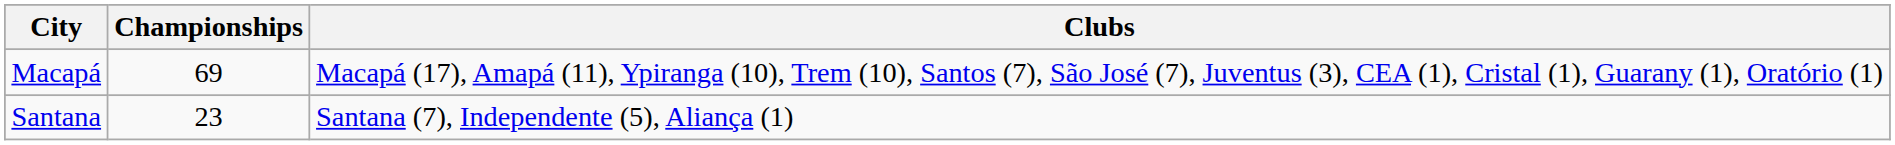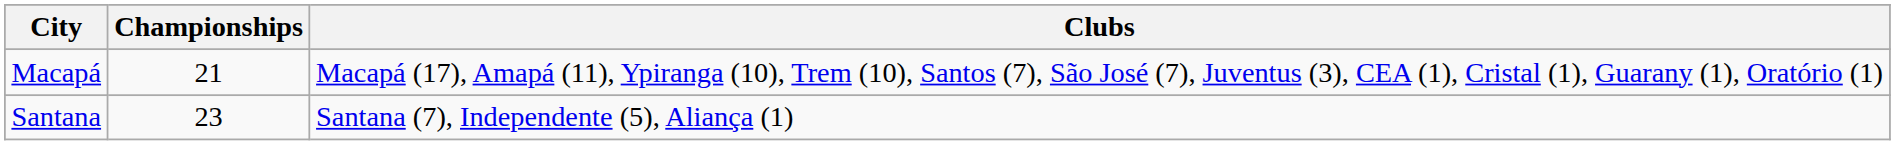(209, 71) 69 -> (209, 71) 21
